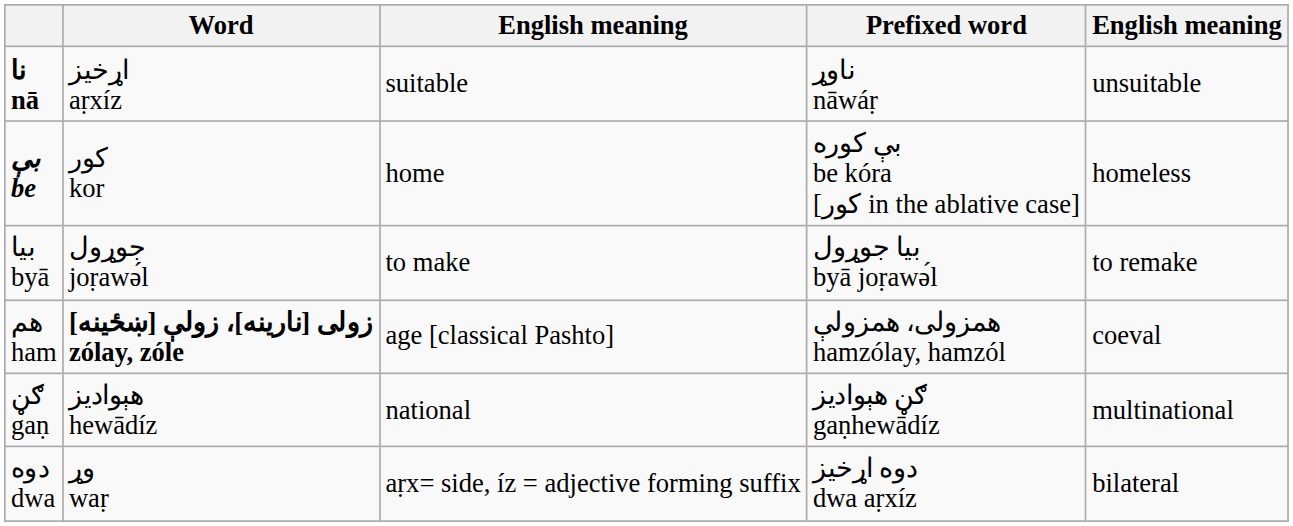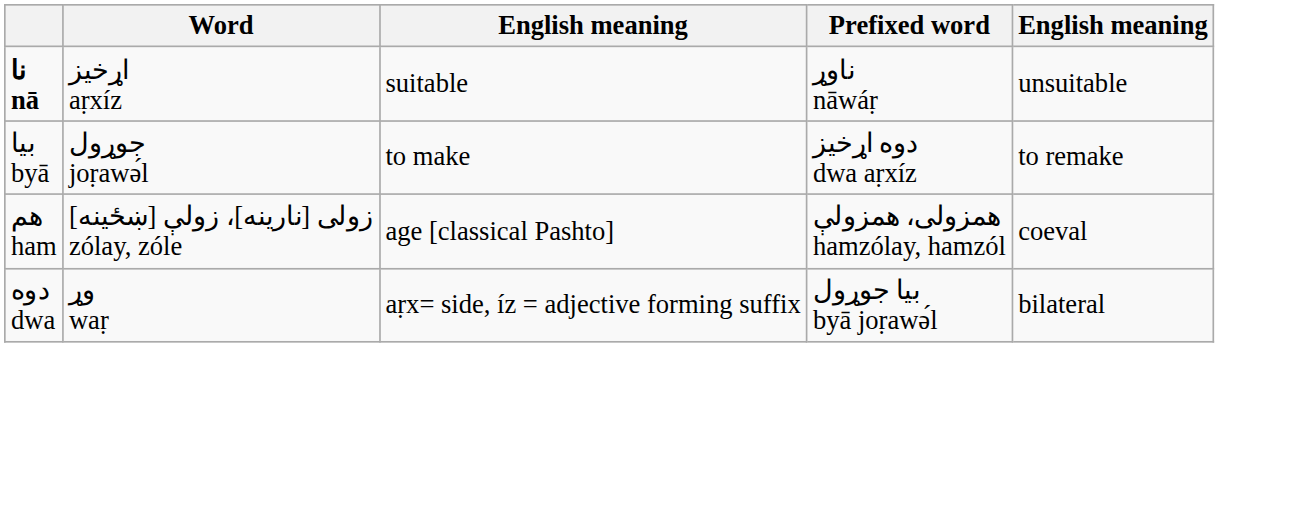- row: (25, 173)
(875, 263) بيا جوړول byā joṛawә́l -> (865, 157) دوه اړخيز dwa aṛxíz
(221, 336) bold -> (221, 231) normal
- row: (30, 410)
(865, 484) دوه اړخيز dwa aṛxíz -> (875, 305) بيا جوړول byā joṛawә́l
